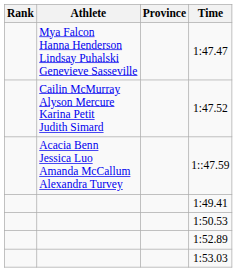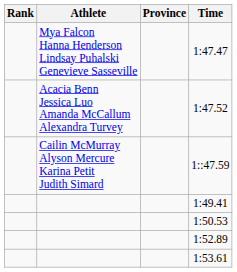(80, 108) Cailin McMurray Alyson Mercure Karina Petit Judith Simard -> (85, 108) Acacia Benn Jessica Luo Amanda McCallum Alexandra Turvey
(85, 165) Acacia Benn Jessica Luo Amanda McCallum Alexandra Turvey -> (80, 165) Cailin McMurray Alyson Mercure Karina Petit Judith Simard
- row: (210, 258)
+ row: (210, 258)
